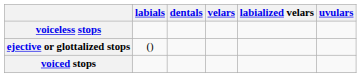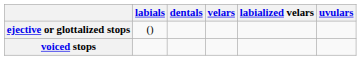- row: (68, 30)
